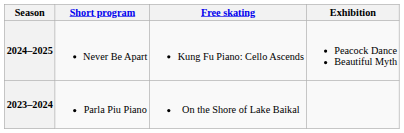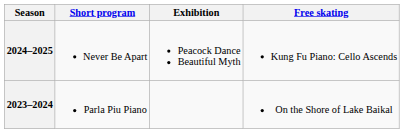columns swapped: (228, 12) <-> (353, 12)
